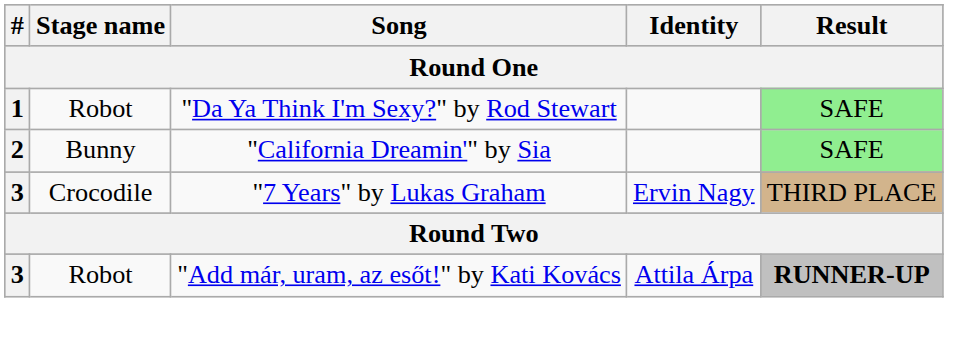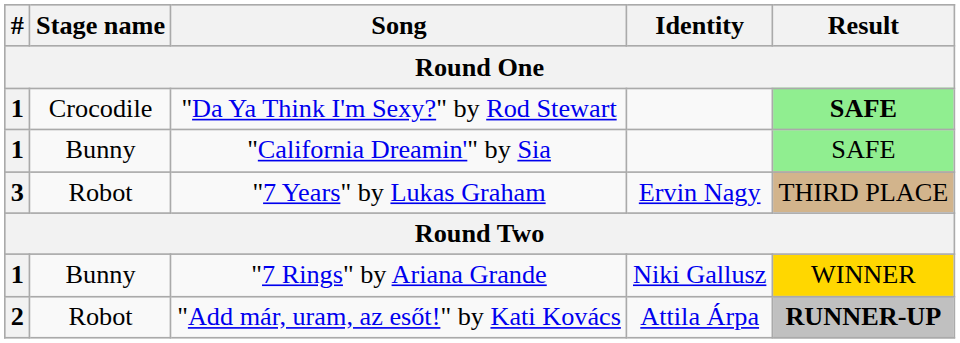(101, 108) Robot -> (101, 108) Crocodile
(852, 108) normal -> (863, 108) bold
(17, 150) 2 -> (17, 150) 1
(101, 191) Crocodile -> (101, 191) Robot
+ row: (399, 274)
(17, 274) 3 -> (17, 316) 2
